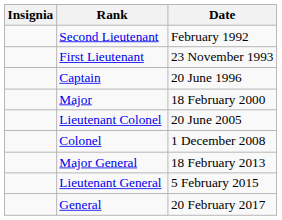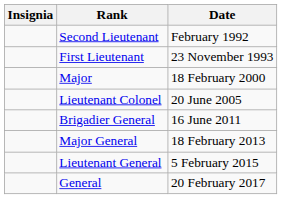- row: (80, 78)
- row: (80, 141)
+ row: (107, 120)
